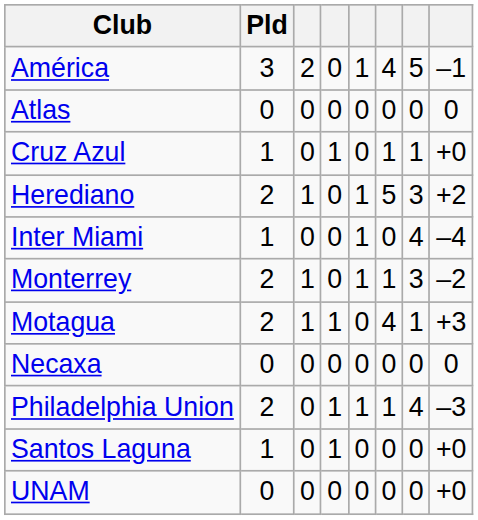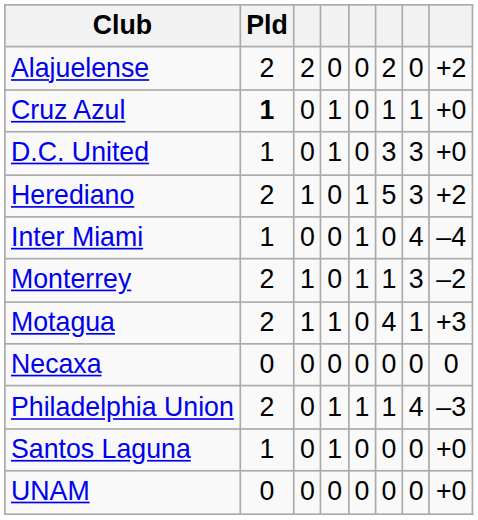+ row: (80, 68)
- row: (60, 68)
- row: (41, 110)
(267, 152) normal -> (267, 110) bold
+ row: (80, 152)
